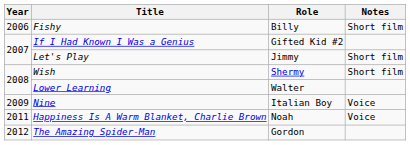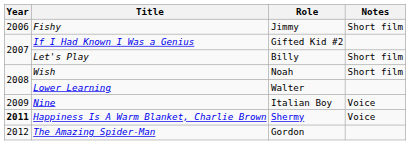(285, 27) Billy -> (285, 27) Jimmy
(285, 57) Jimmy -> (285, 57) Billy
(288, 72) Shermy -> (282, 72) Noah
(18, 117) normal -> (18, 117) bold
(282, 117) Noah -> (288, 117) Shermy
